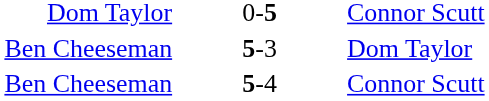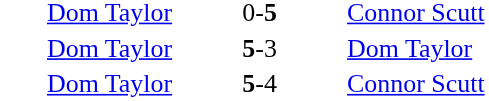(88, 48) Ben Cheeseman -> (110, 48) Dom Taylor
(88, 83) Ben Cheeseman -> (110, 83) Dom Taylor
